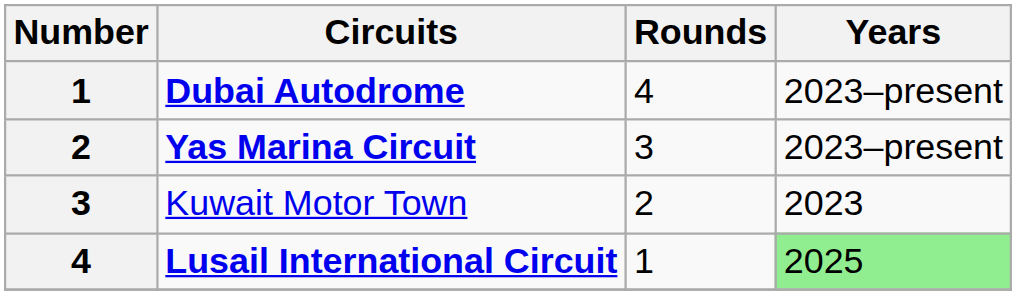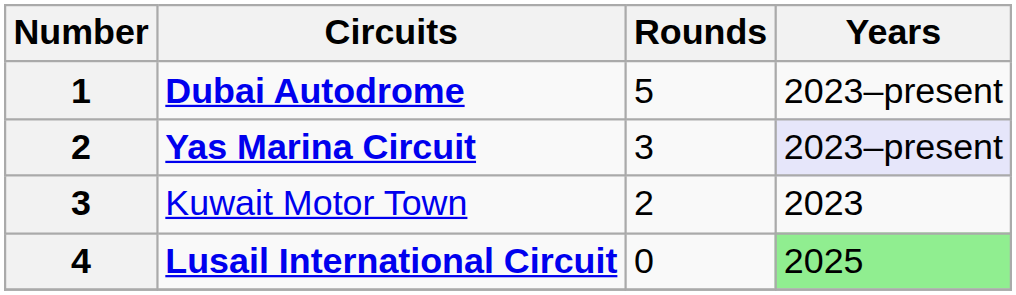(644, 89) 4 -> (644, 89) 5
(893, 146) no background -> (893, 146) lavender background
(644, 260) 1 -> (644, 260) 0
